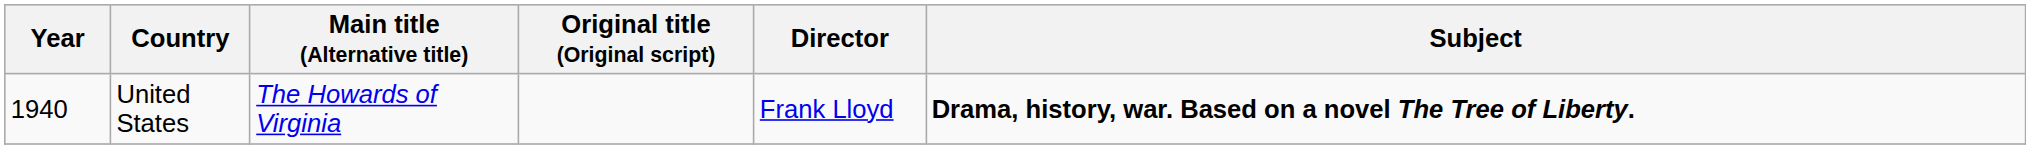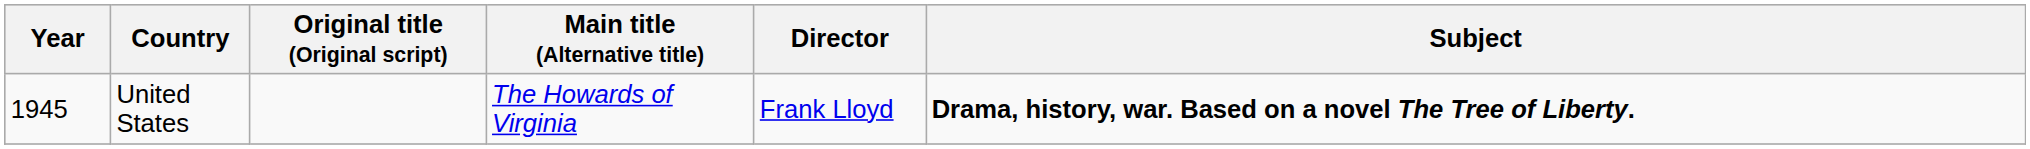columns swapped: (384, 39) <-> (636, 39)
(39, 108) 1940 -> (39, 108) 1945
